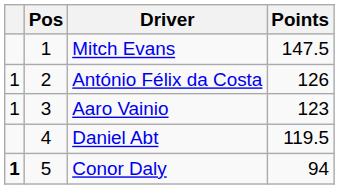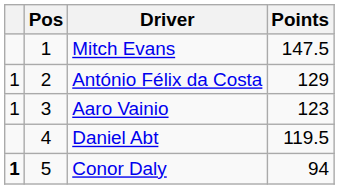(313, 79) 126 -> (313, 79) 129
